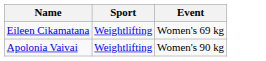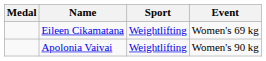+ column: (22, 13)
